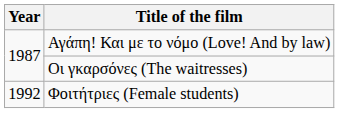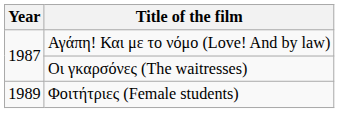(24, 94) 1992 -> (24, 94) 1989
